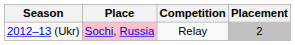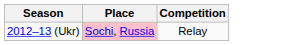- column: (259, 13)
